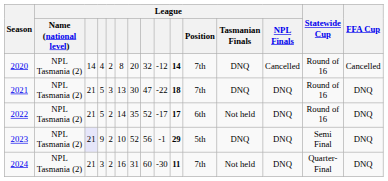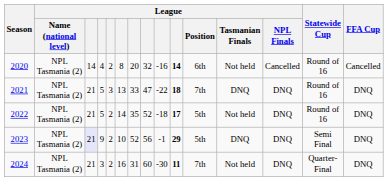(162, 65) -12 -> (162, 65) -16
(200, 65) 7th -> (200, 65) 6th
(240, 65) DNQ -> (240, 65) Not held
(134, 90) 30 -> (134, 90) 33
(162, 114) -17 -> (162, 114) -18
(200, 114) 6th -> (200, 114) 5th
